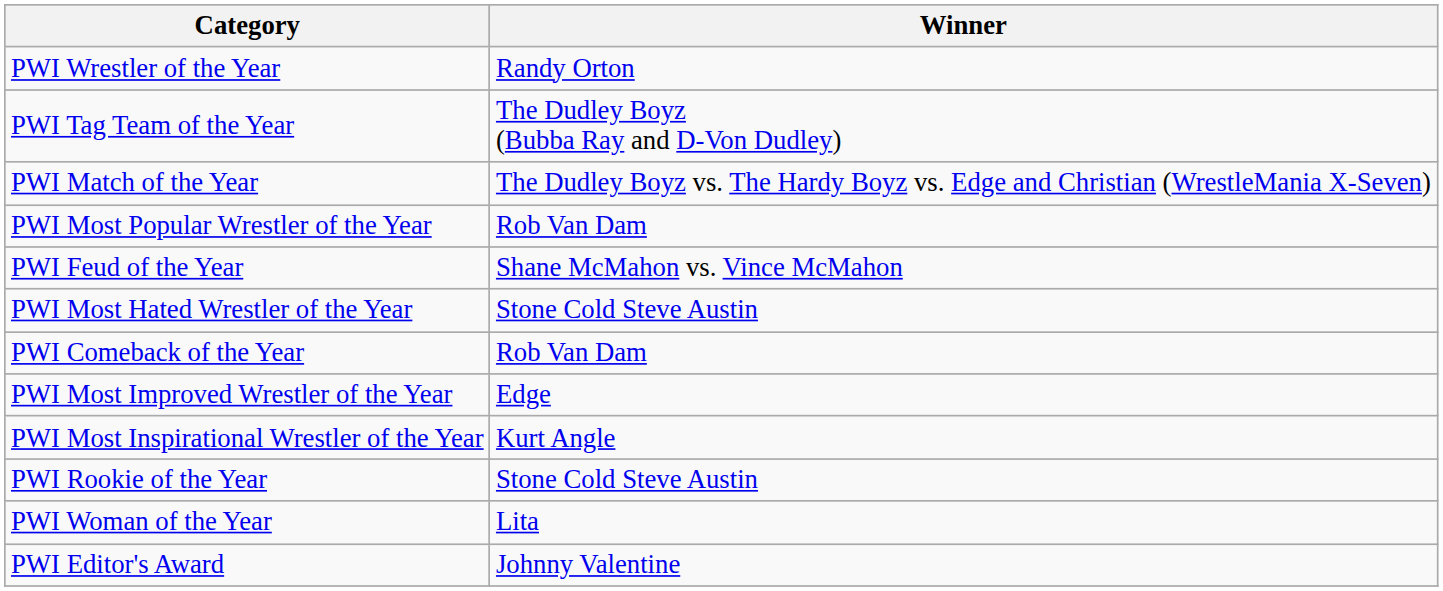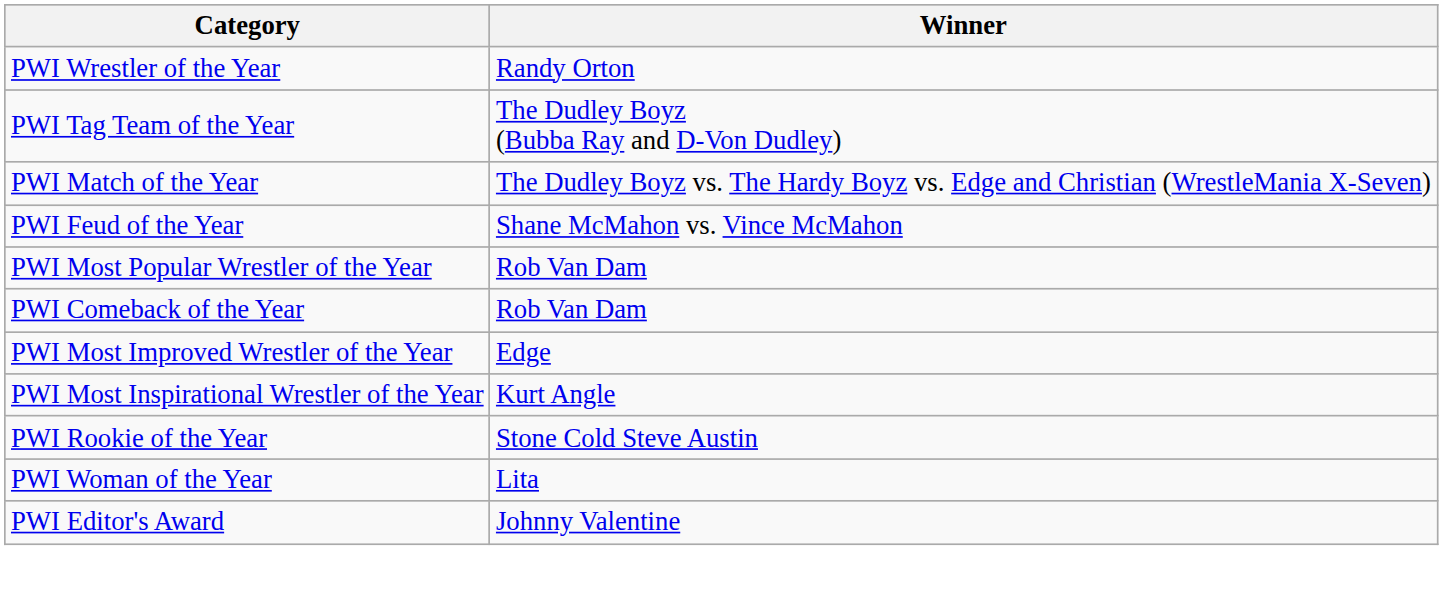rows swapped: (127, 267) <-> (221, 225)
- row: (212, 310)
